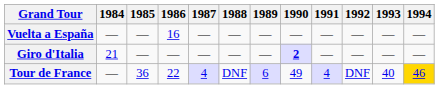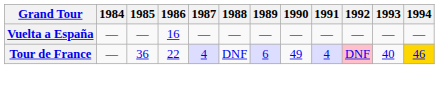- row: (50, 53)
(357, 73) no background -> (357, 53) pink background
